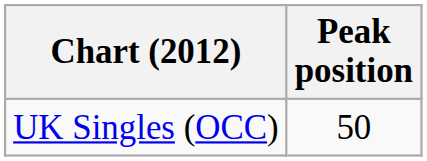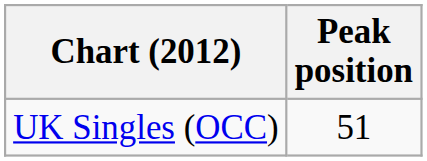(354, 126) 50 -> (354, 126) 51
